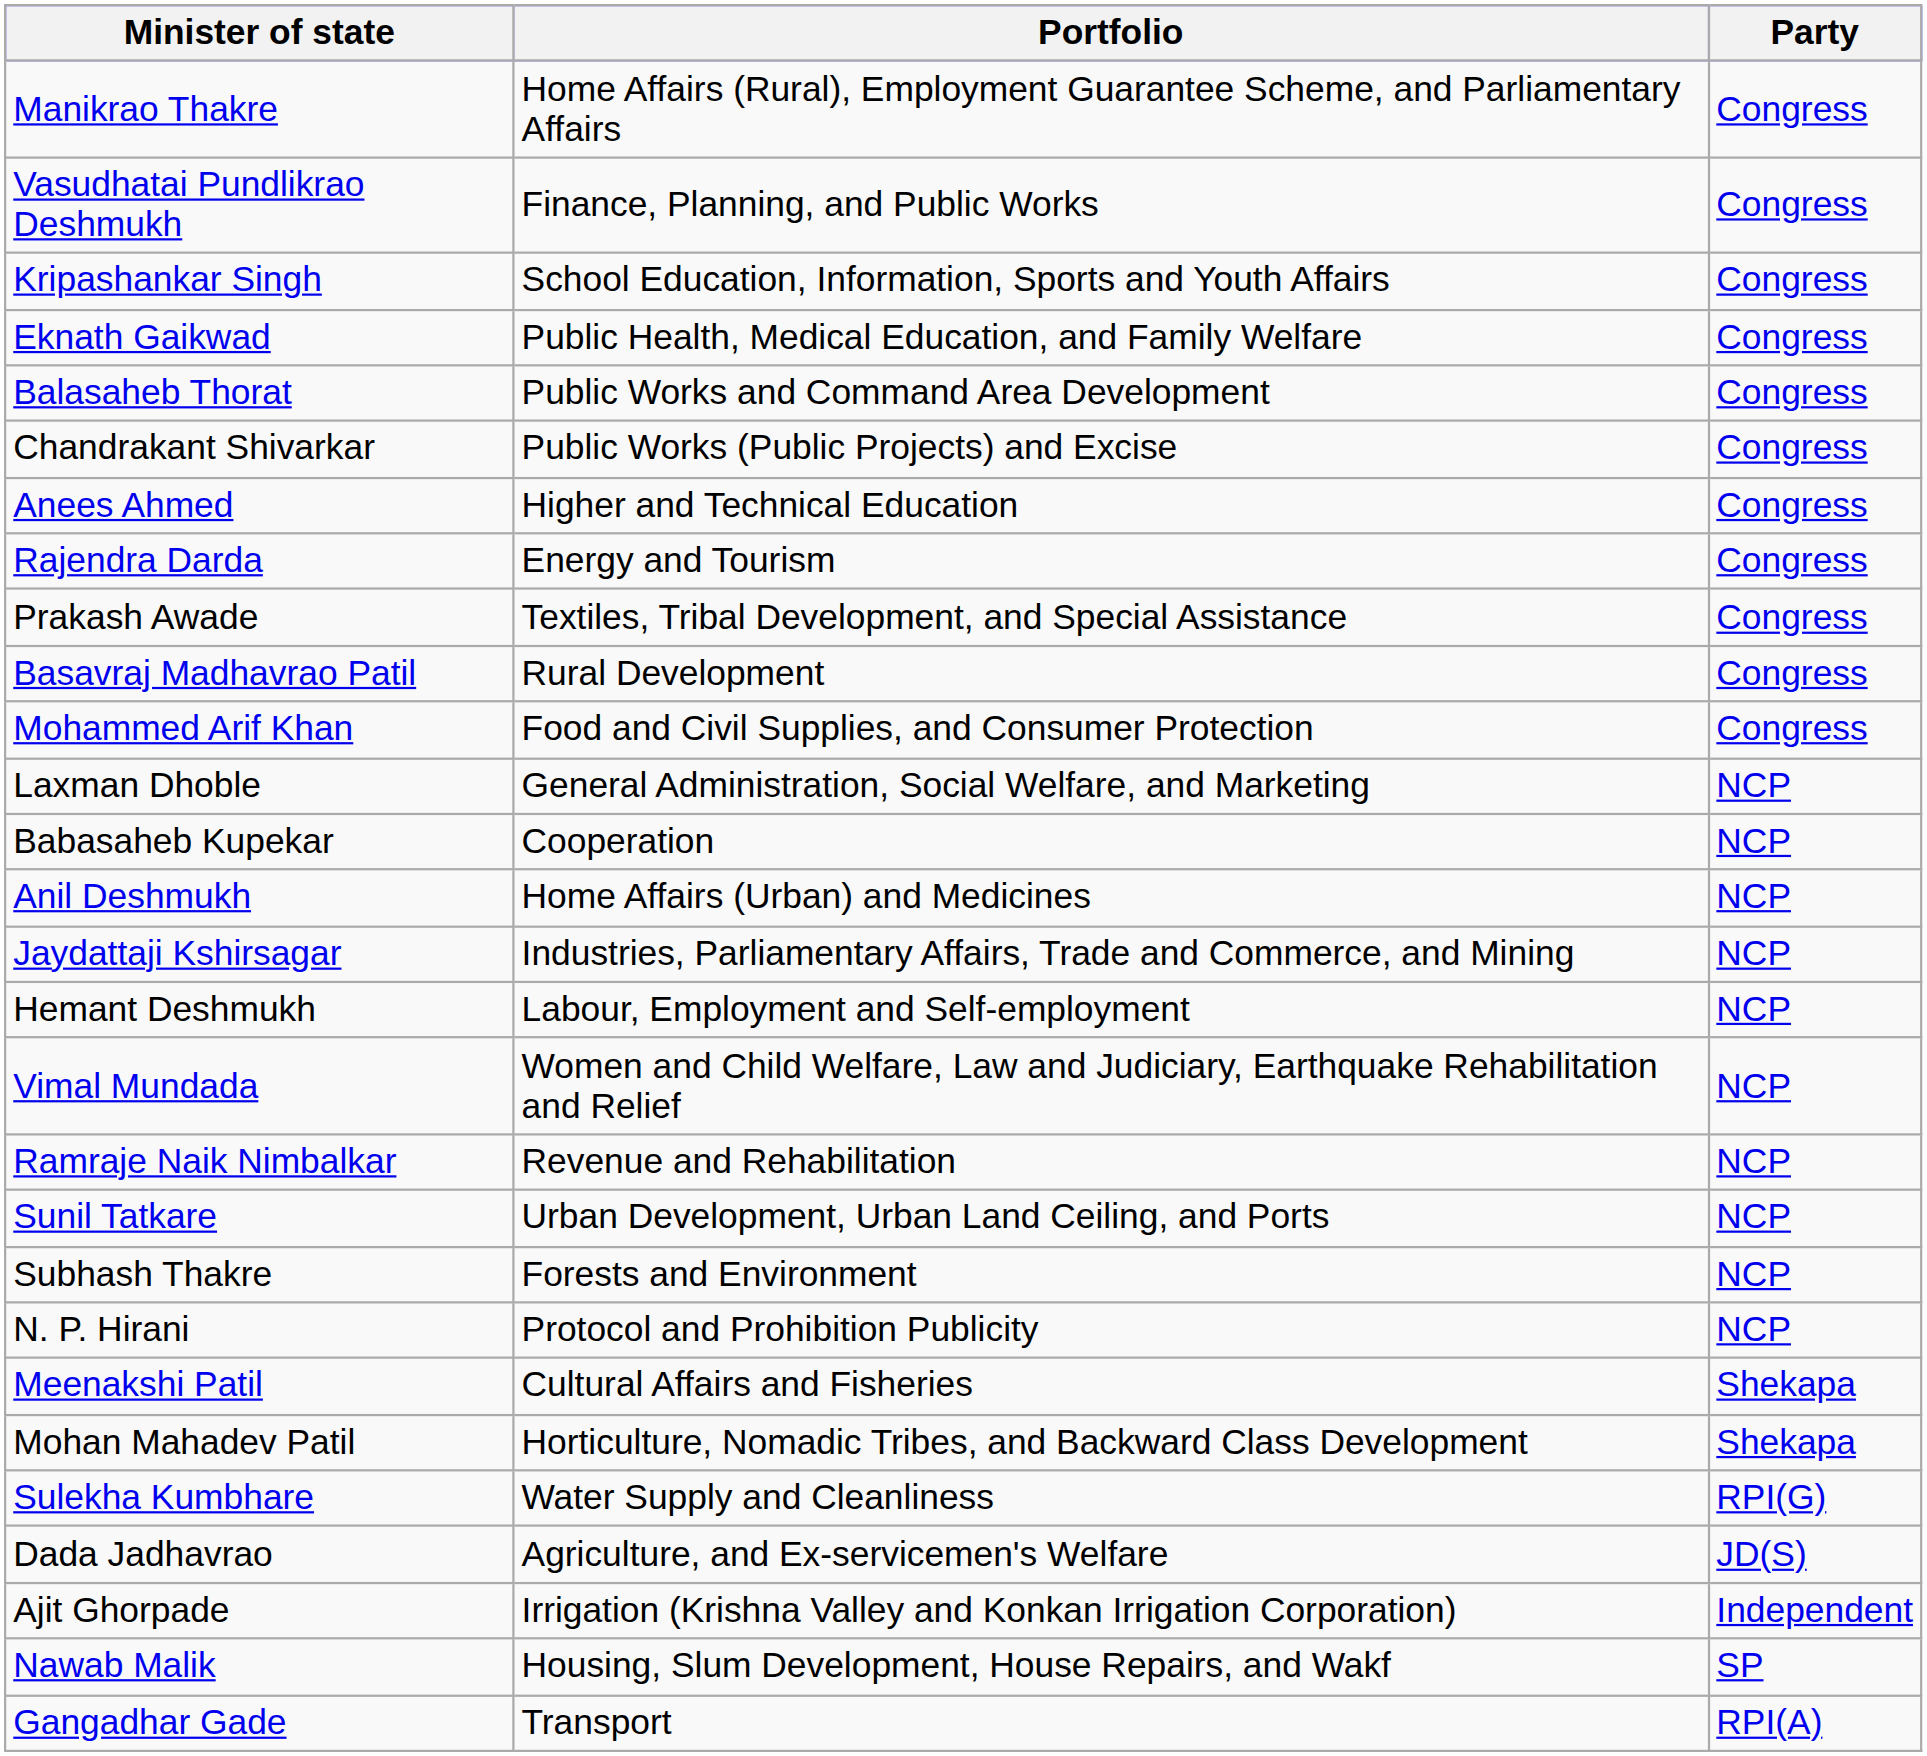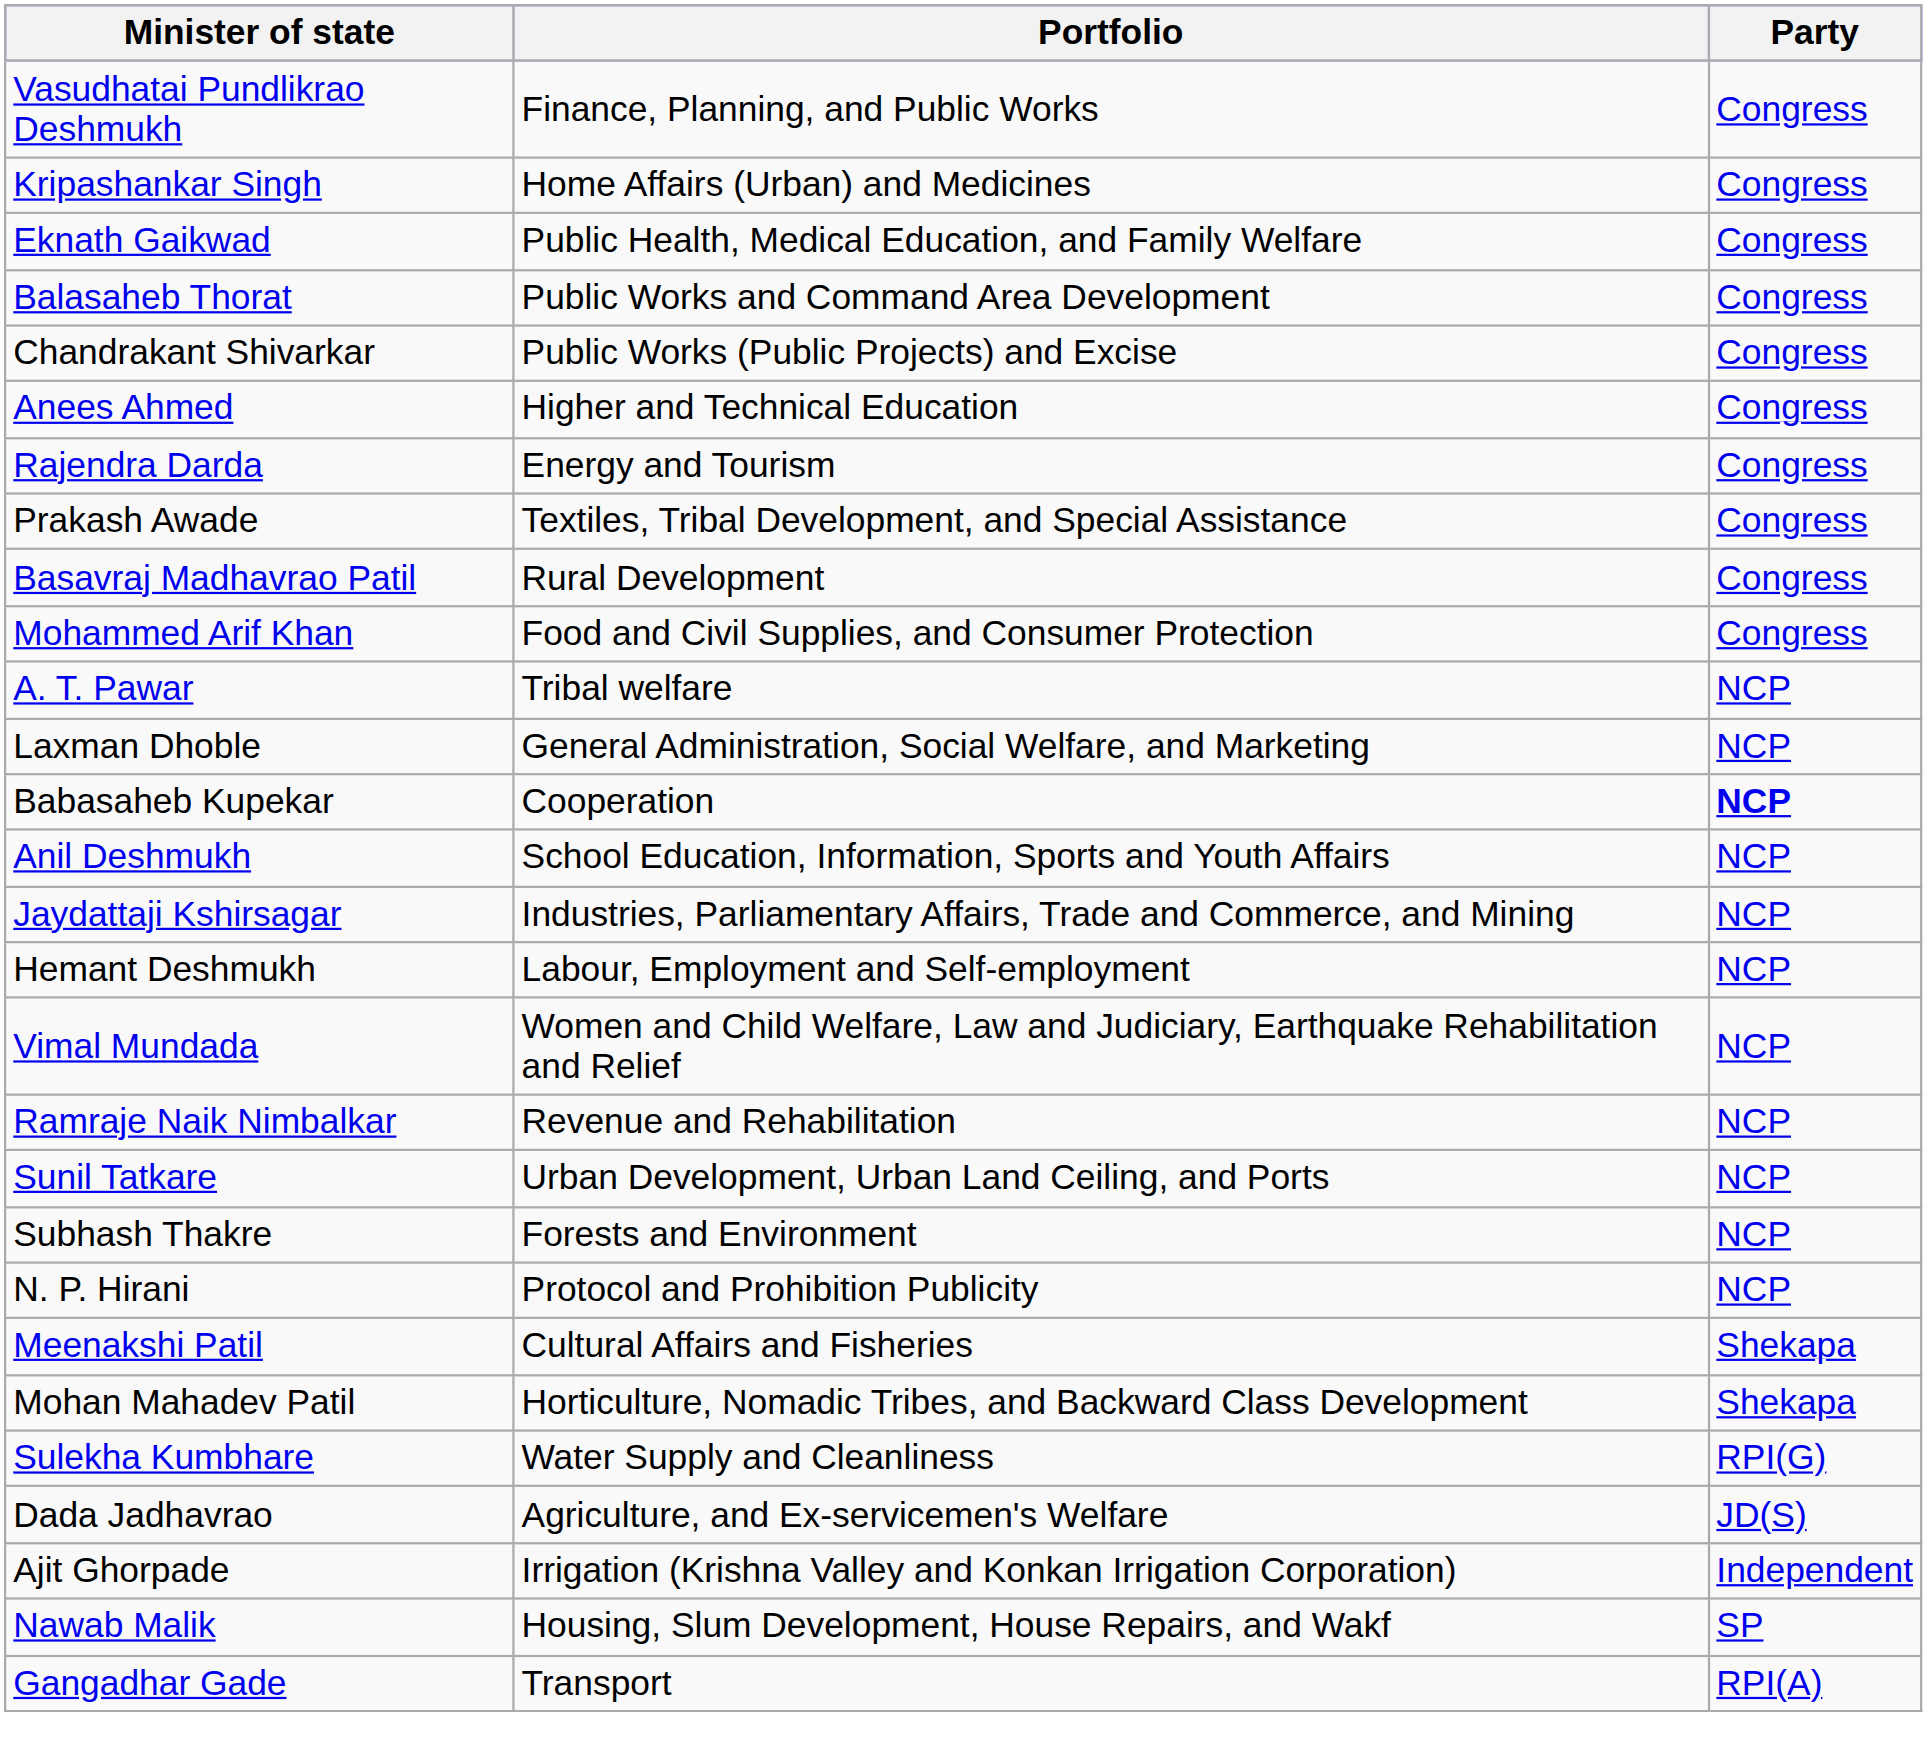- row: (146, 108)
(956, 280) School Education, Information, Sports and Youth Affairs -> (806, 184) Home Affairs (Urban) and Medicines
+ row: (103, 689)
(1754, 841) normal -> (1754, 801) bold
(806, 897) Home Affairs (Urban) and Medicines -> (956, 857) School Education, Information, Sports and Youth Affairs
